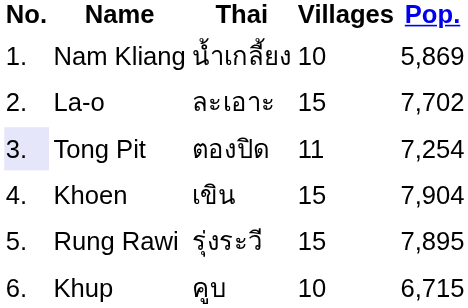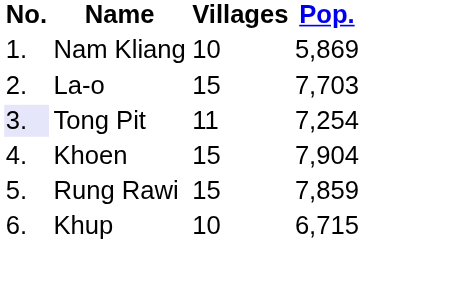- column: (242, 14)
(433, 102) 7,702 -> (327, 85) 7,703
(433, 241) 7,895 -> (327, 190) 7,859
